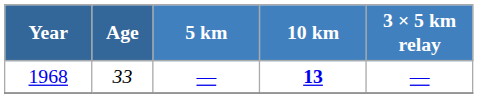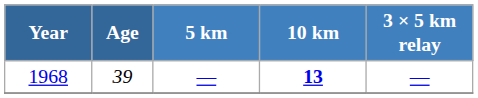(122, 76) 33 -> (122, 76) 39
